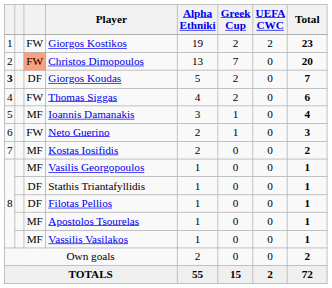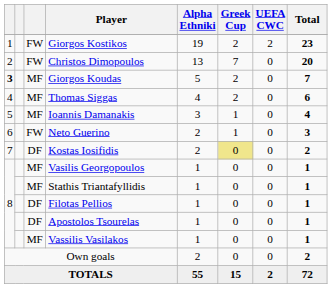(35, 61) lightsalmon background -> (35, 61) no background
(35, 79) DF -> (35, 79) MF
(35, 97) FW -> (35, 97) MF
(35, 150) MF -> (35, 150) DF
(236, 150) no background -> (236, 150) khaki background
(35, 185) DF -> (35, 185) MF
(35, 221) MF -> (35, 221) DF
